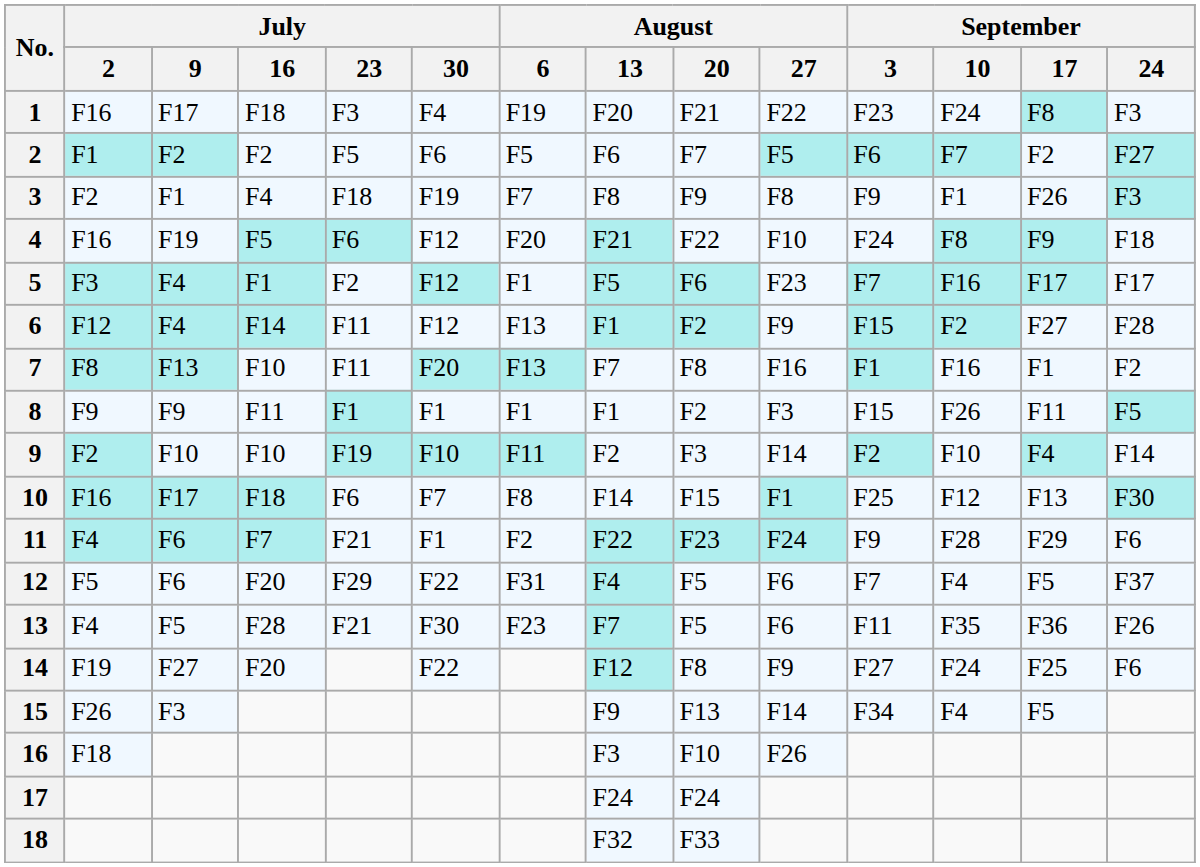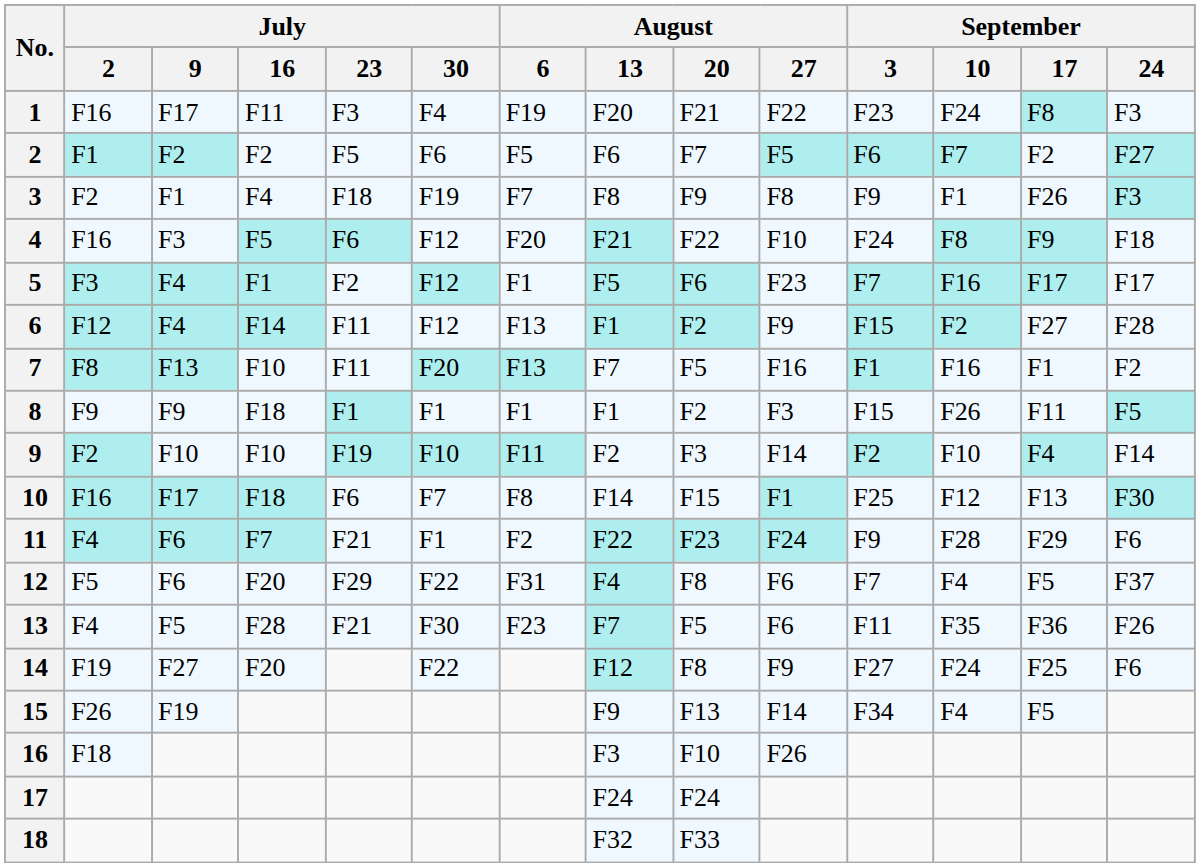(265, 111) F18 -> (265, 111) F11
(178, 239) F19 -> (172, 239) F3
(693, 368) F8 -> (693, 368) F5
(265, 411) F11 -> (265, 411) F18
(693, 582) F5 -> (693, 582) F8
(172, 711) F3 -> (178, 711) F19
